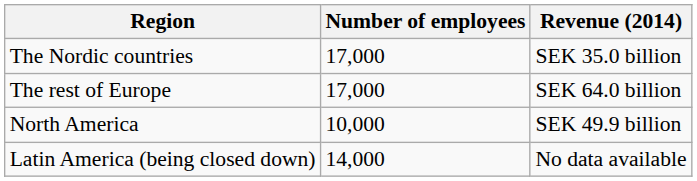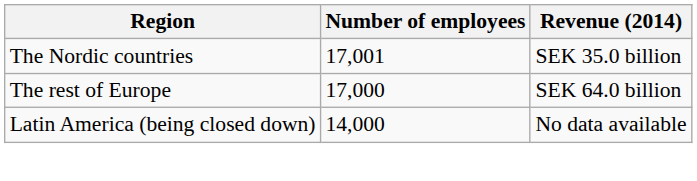(355, 55) 17,000 -> (355, 55) 17,001
- row: (74, 124)
